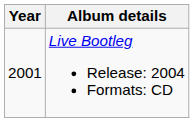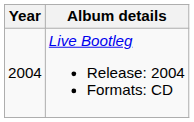(25, 72) 2001 -> (25, 72) 2004
